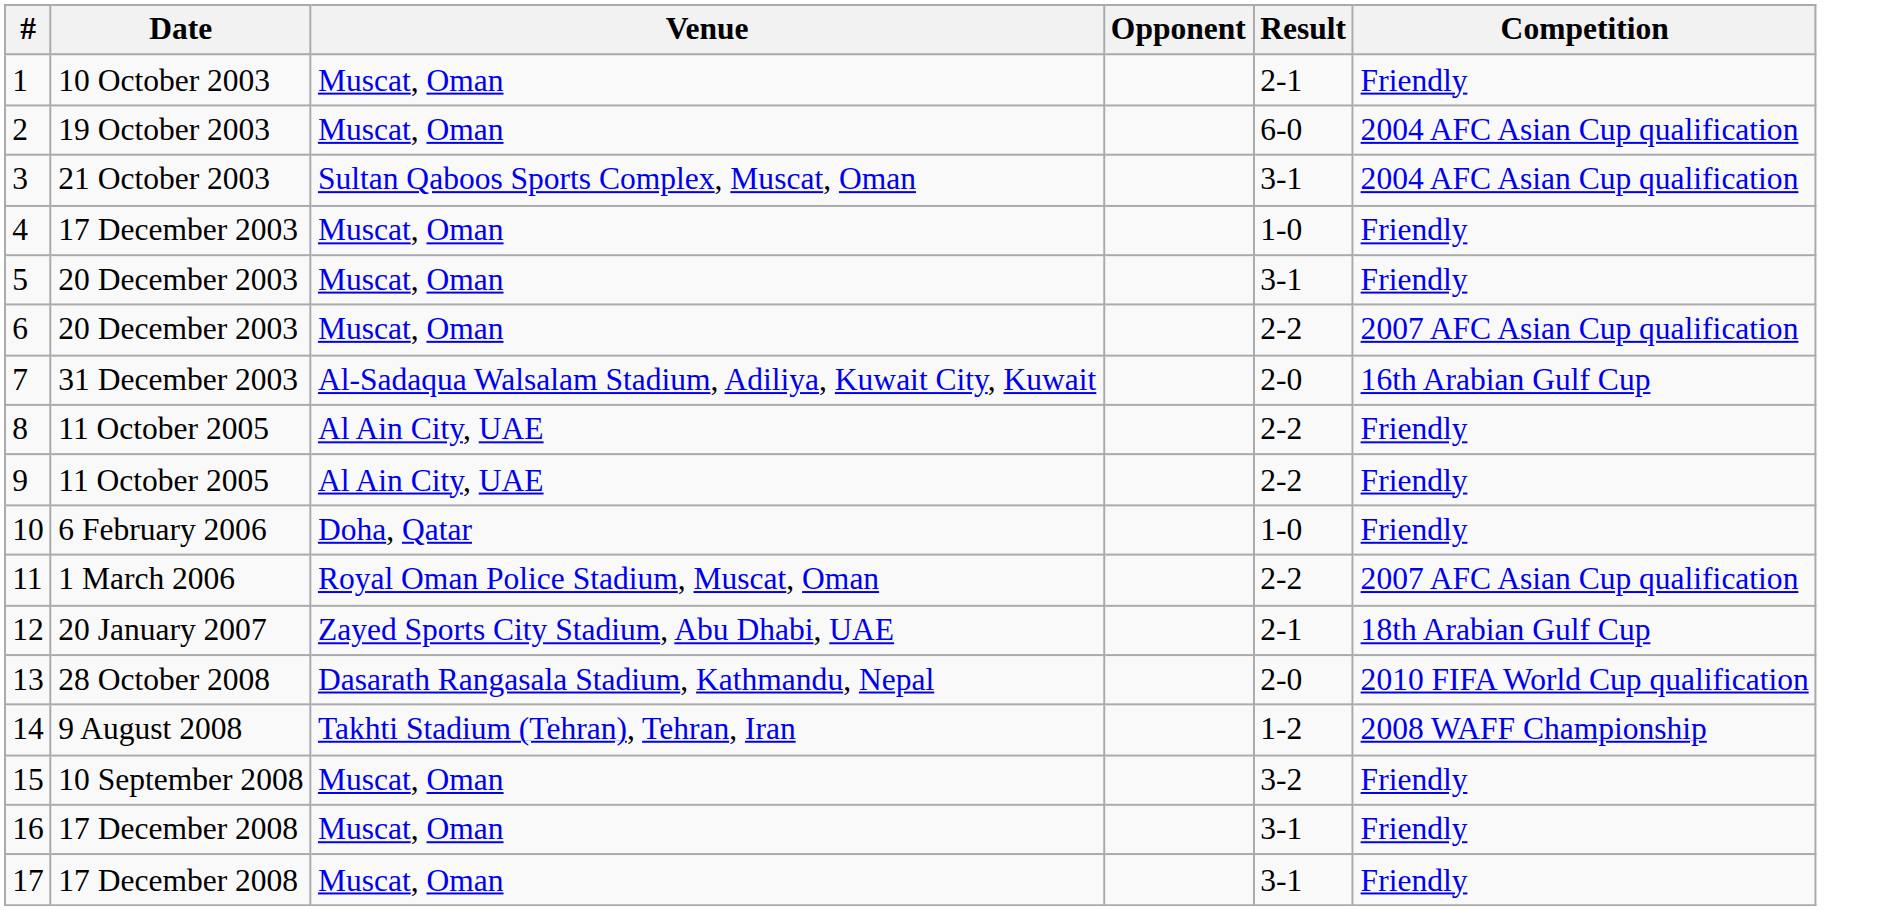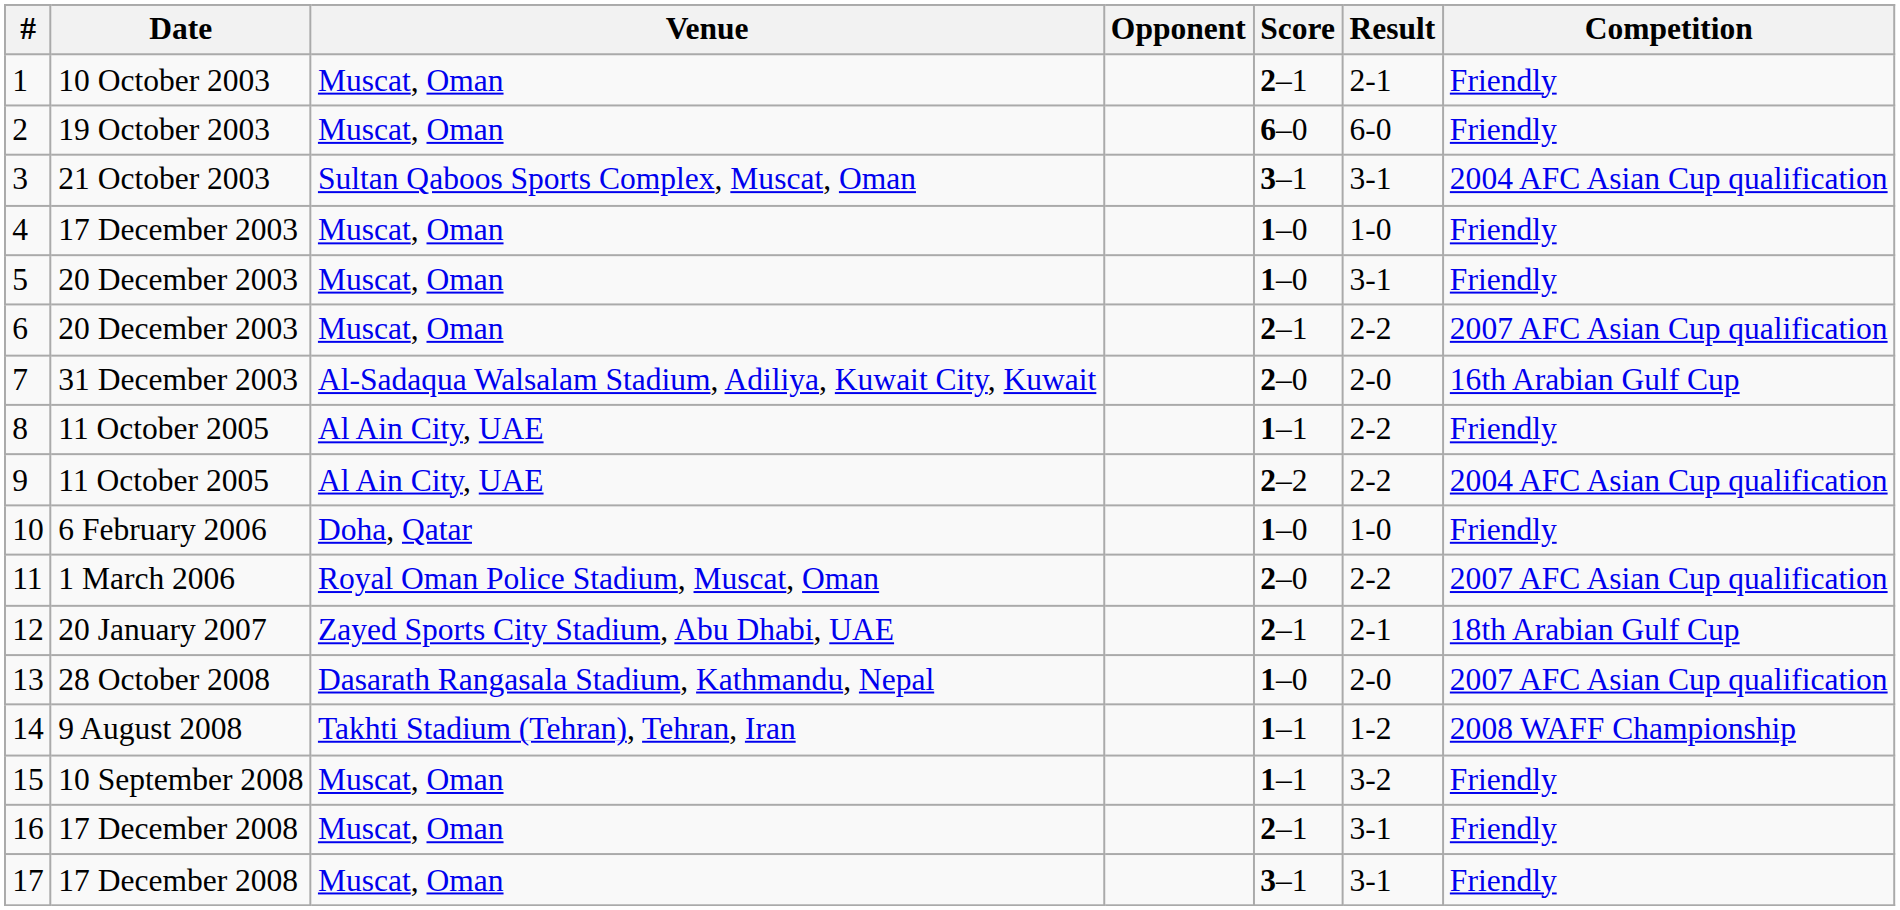+ column: (1298, 29)
(1580, 129) 2004 AFC Asian Cup qualification -> (1503, 129) Friendly
(1414, 479) Friendly -> (1669, 479) 2004 AFC Asian Cup qualification
(1585, 679) 2010 FIFA World Cup qualification -> (1669, 679) 2007 AFC Asian Cup qualification
